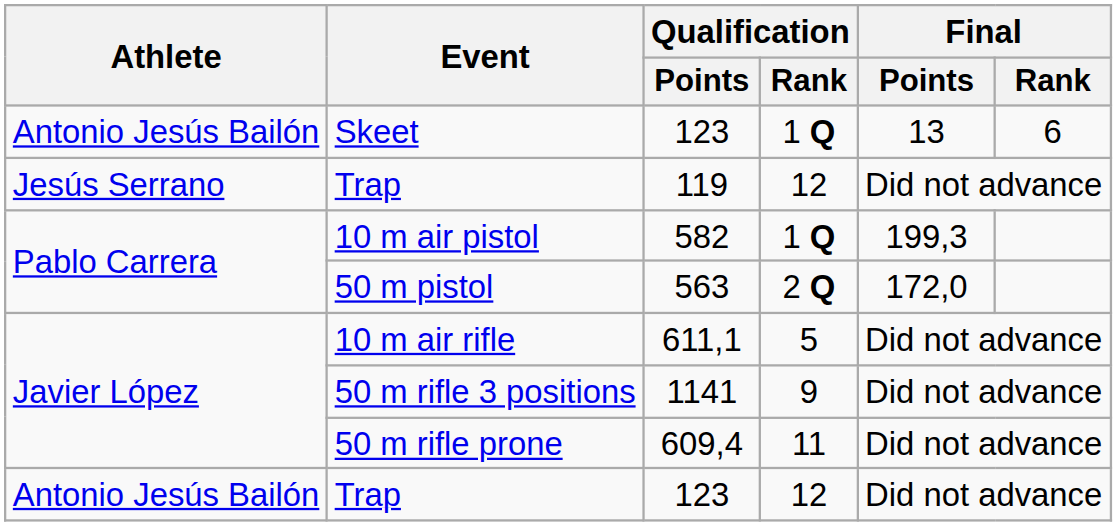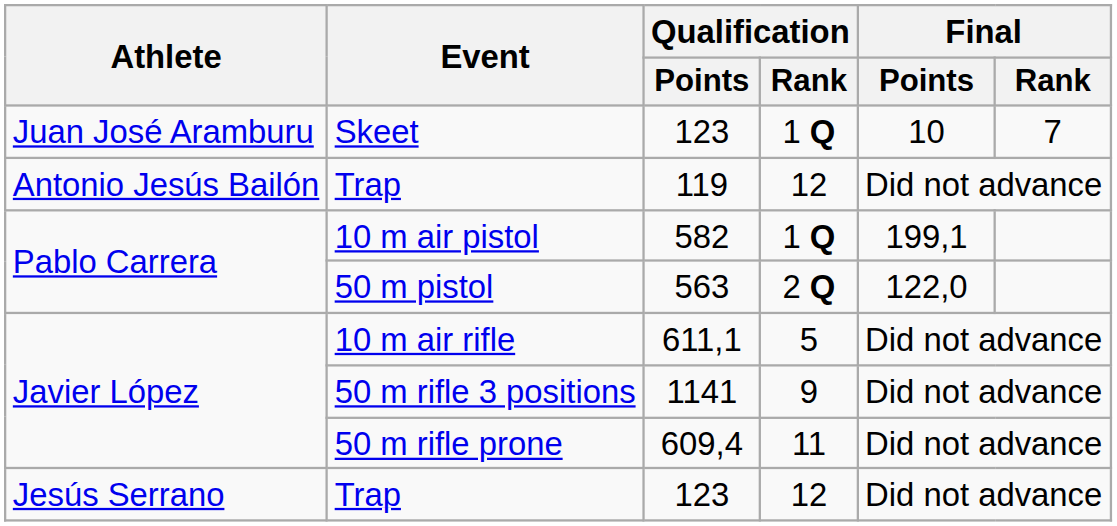(166, 132) Antonio Jesús Bailón -> (163, 132) Juan José Aramburu
(926, 132) 13 -> (926, 132) 10
(1053, 132) 6 -> (1053, 132) 7
(119, 184) Jesús Serrano -> (166, 184) Antonio Jesús Bailón
(926, 236) 199,3 -> (926, 236) 199,1
(926, 288) 172,0 -> (926, 288) 122,0
(166, 495) Antonio Jesús Bailón -> (119, 495) Jesús Serrano
